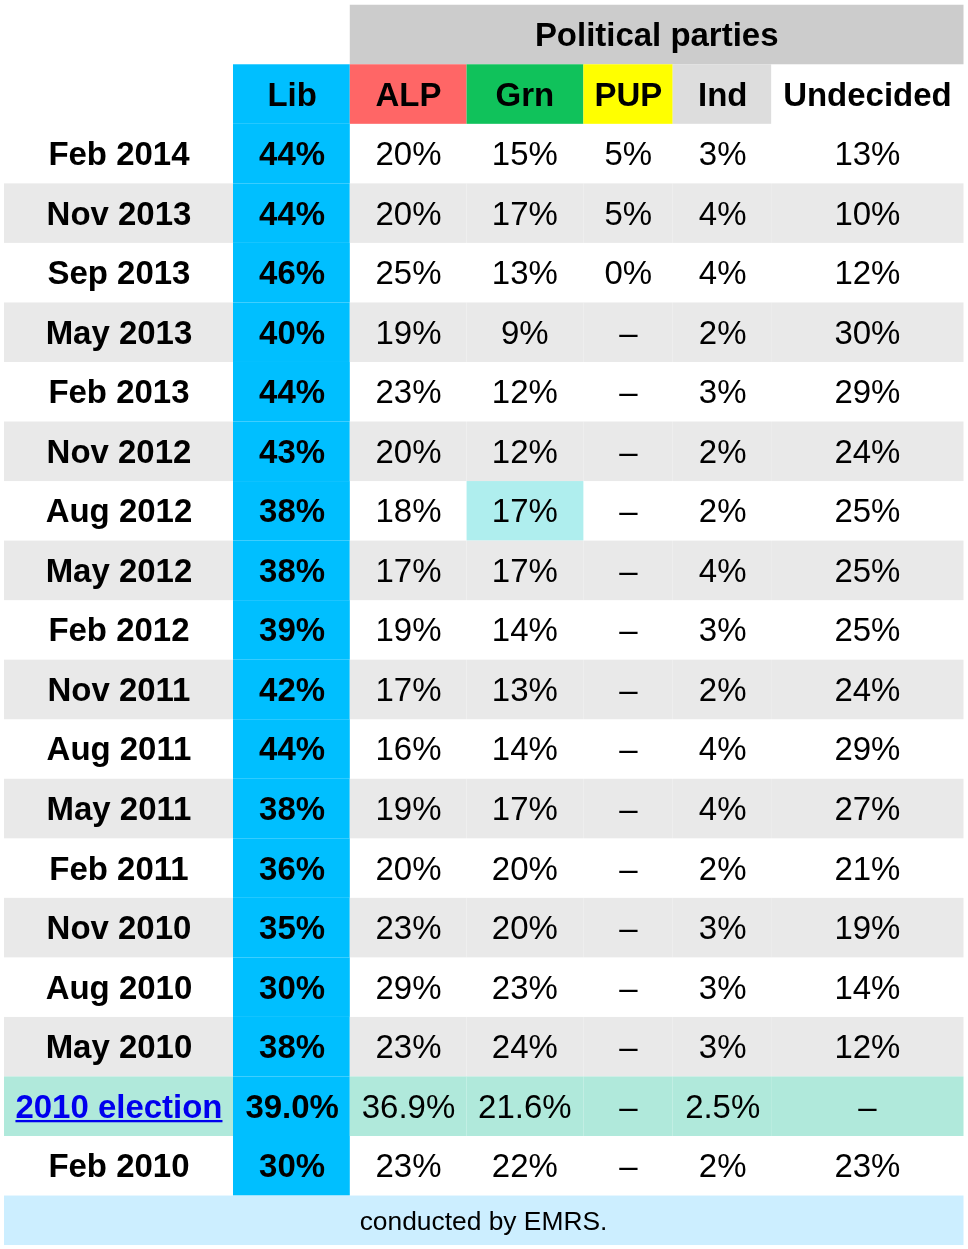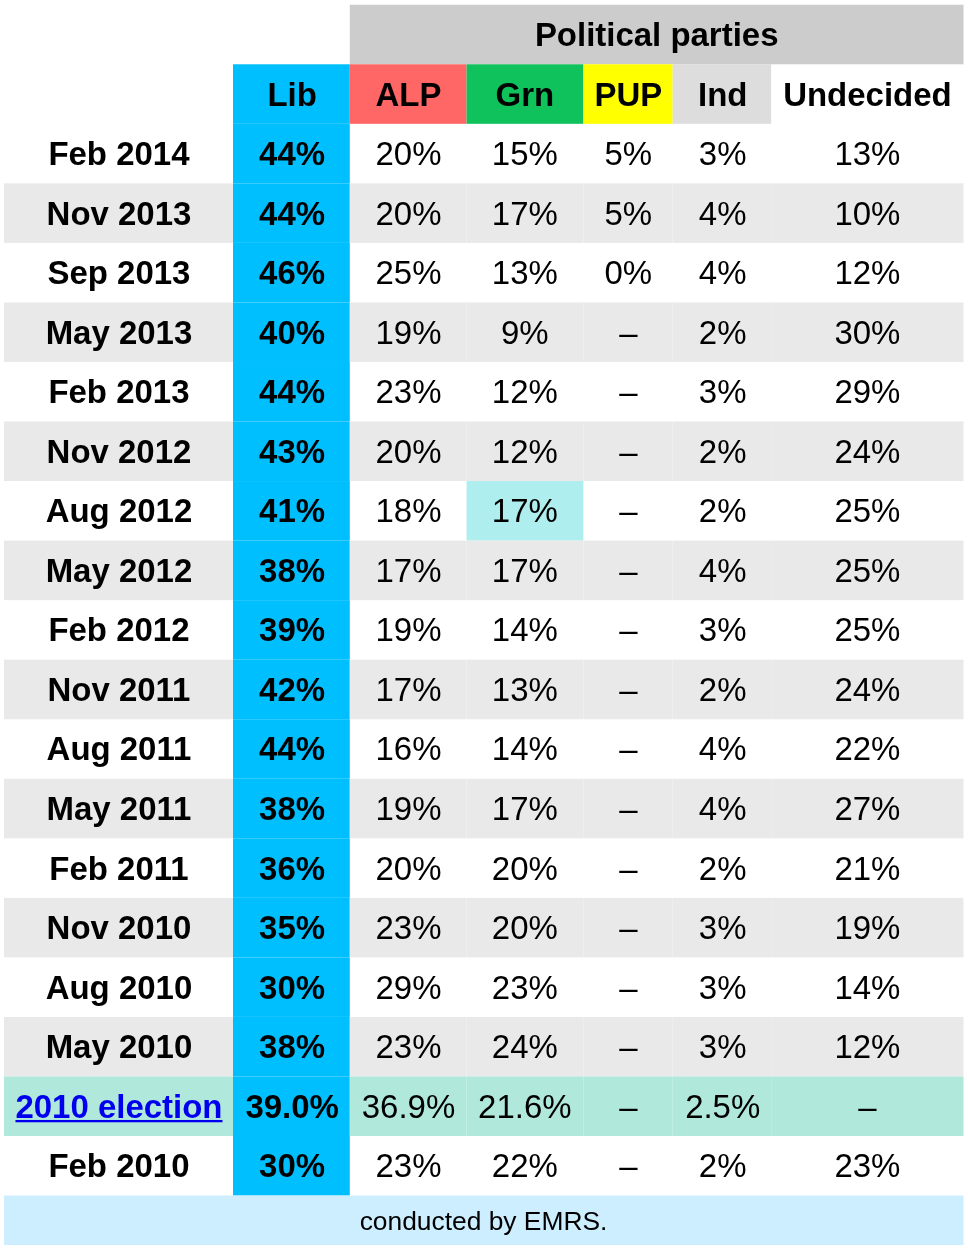(292, 510) 38% -> (292, 510) 41%
(867, 748) 29% -> (867, 748) 22%
